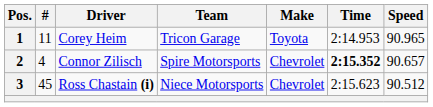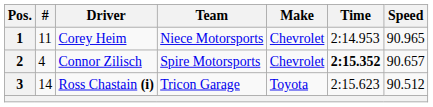(200, 38) Tricon Garage -> (212, 38) Niece Motorsports
(289, 38) Toyota -> (297, 38) Chevrolet
(45, 84) 45 -> (45, 84) 14
(212, 84) Niece Motorsports -> (200, 84) Tricon Garage
(297, 84) Chevrolet -> (289, 84) Toyota
